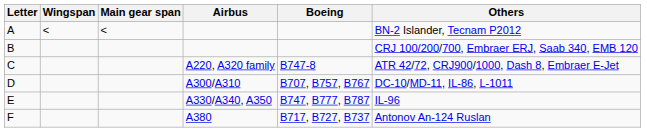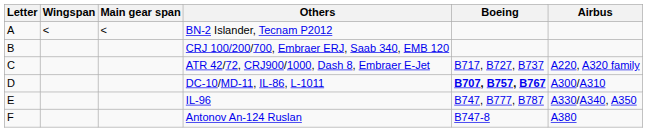columns swapped: (230, 13) <-> (506, 13)
(298, 65) B747-8 -> (499, 65) B717, B727, B737
(325, 83) normal -> (500, 83) bold
(325, 118) B717, B727, B737 -> (472, 118) B747-8
